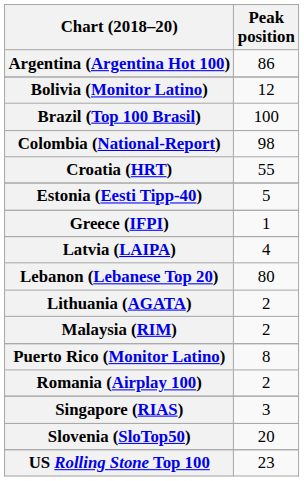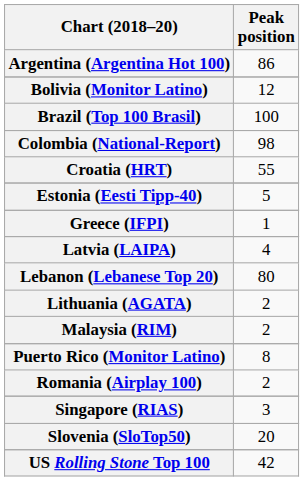(266, 463) 23 -> (266, 463) 42
